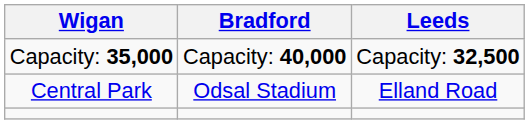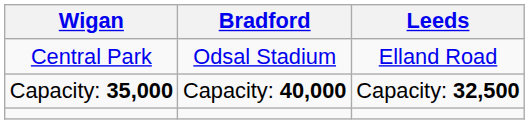rows swapped: (91, 90) <-> (91, 56)
